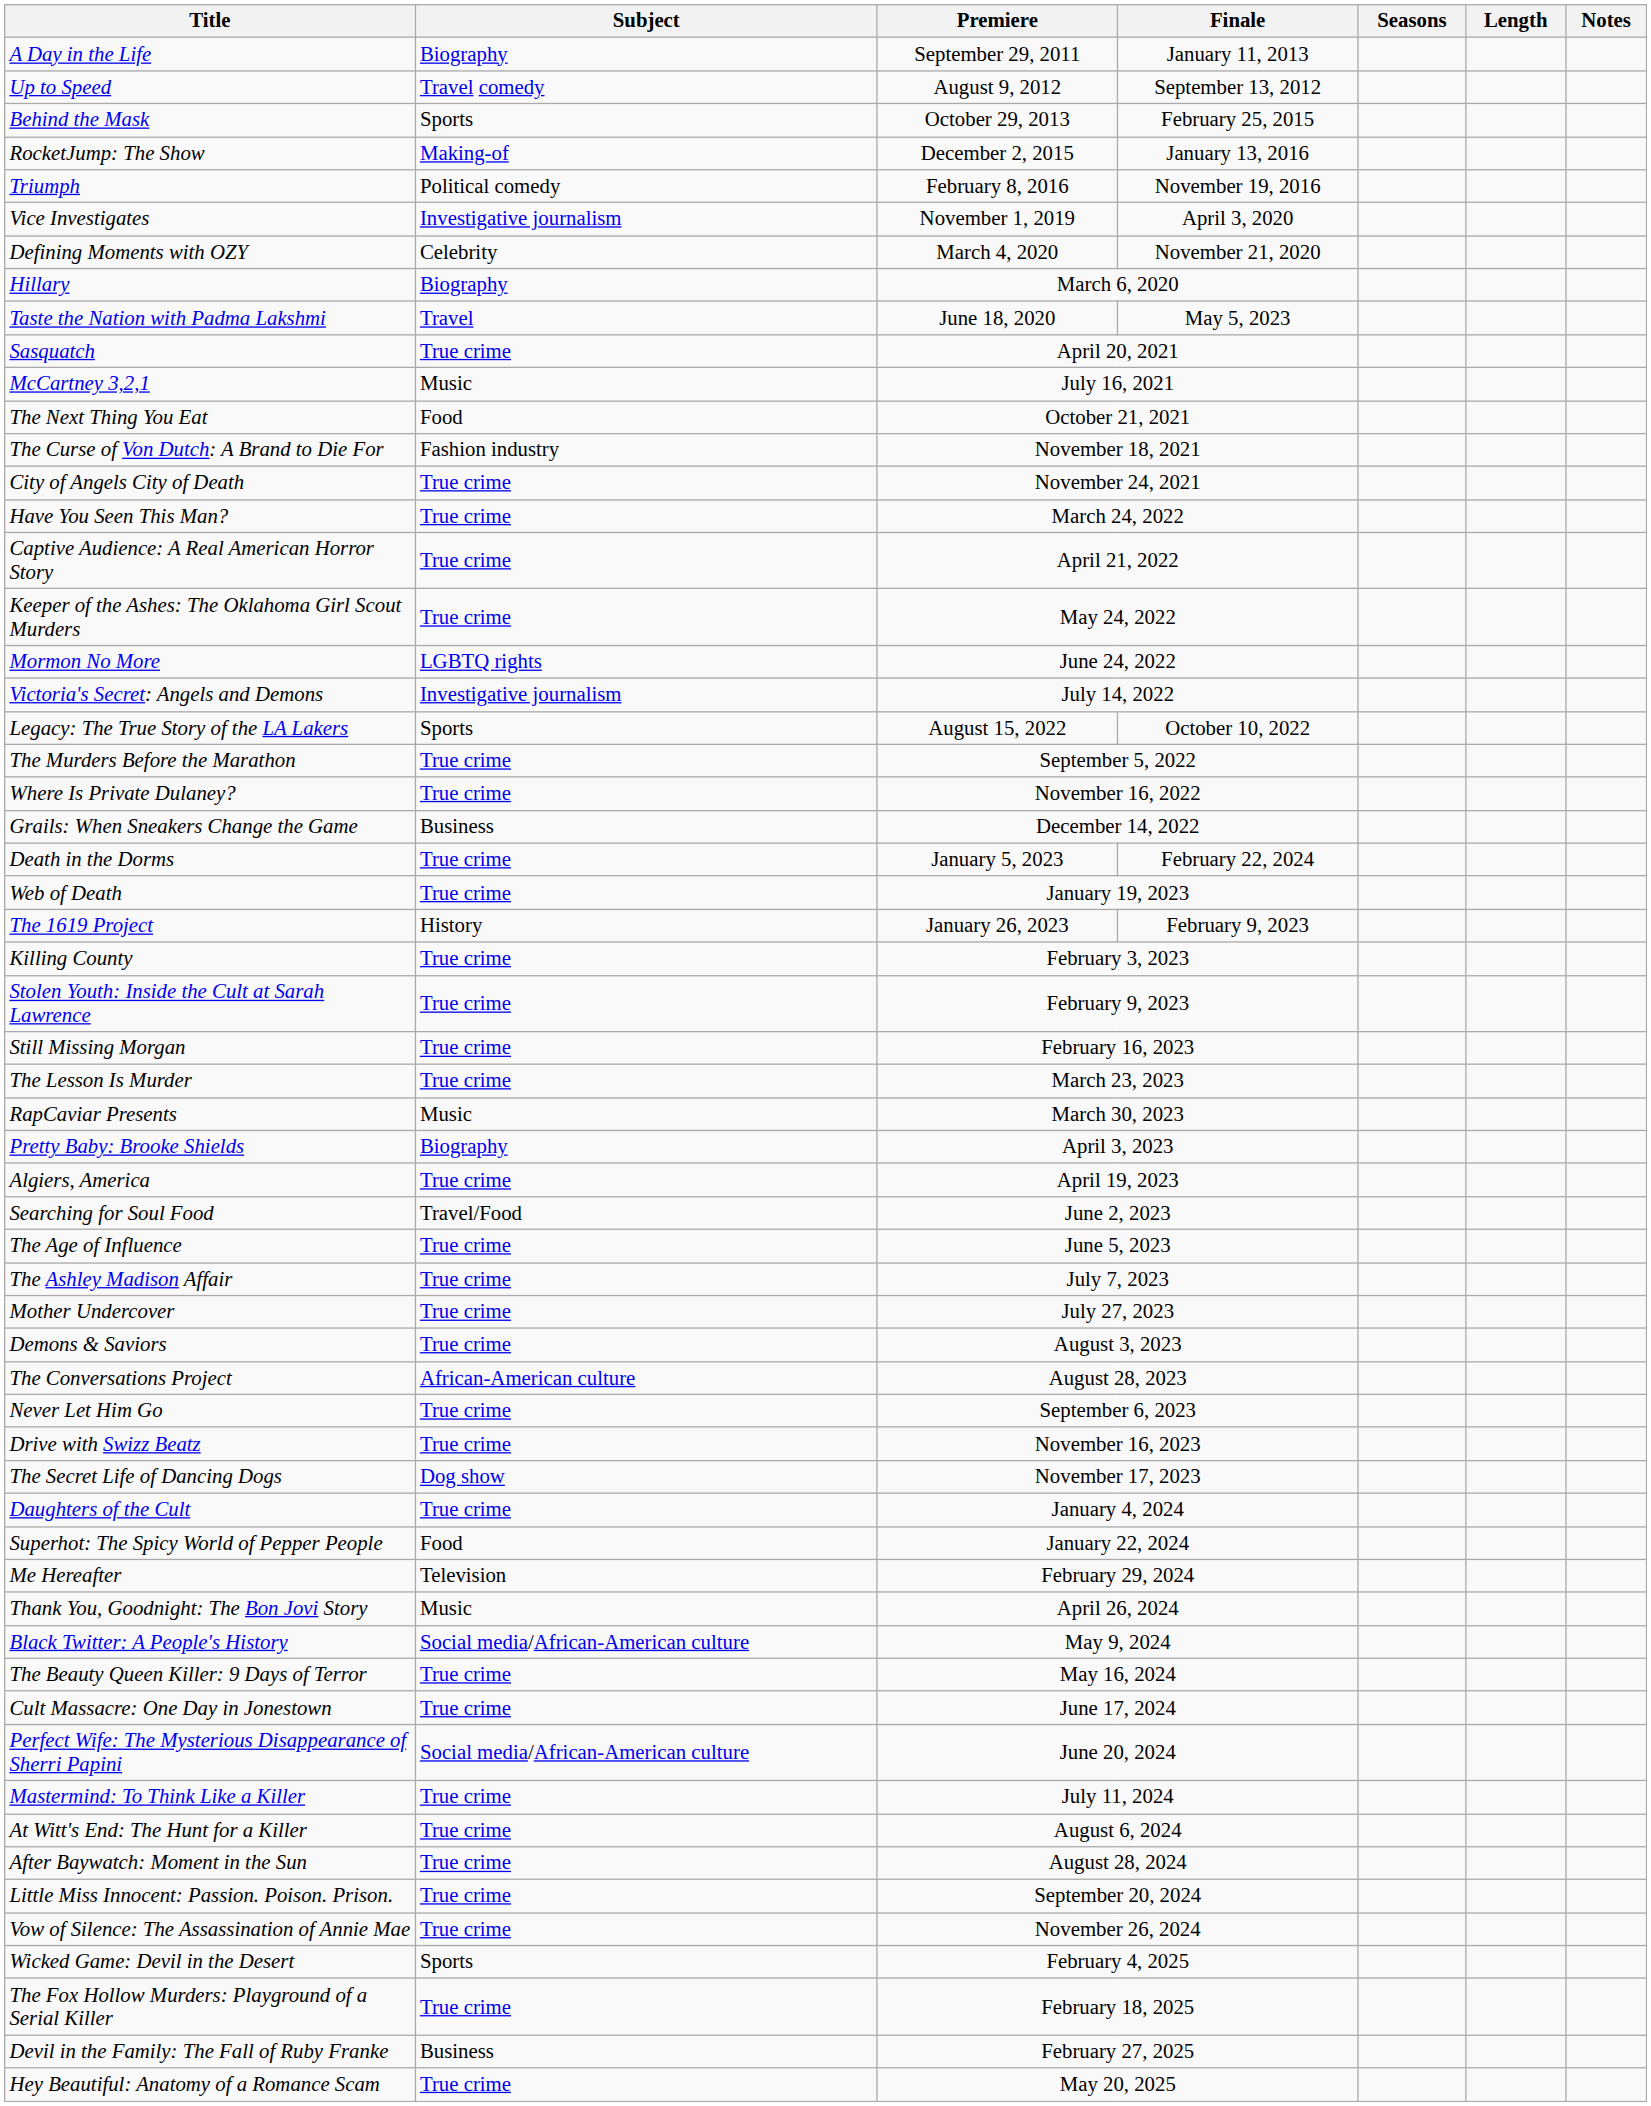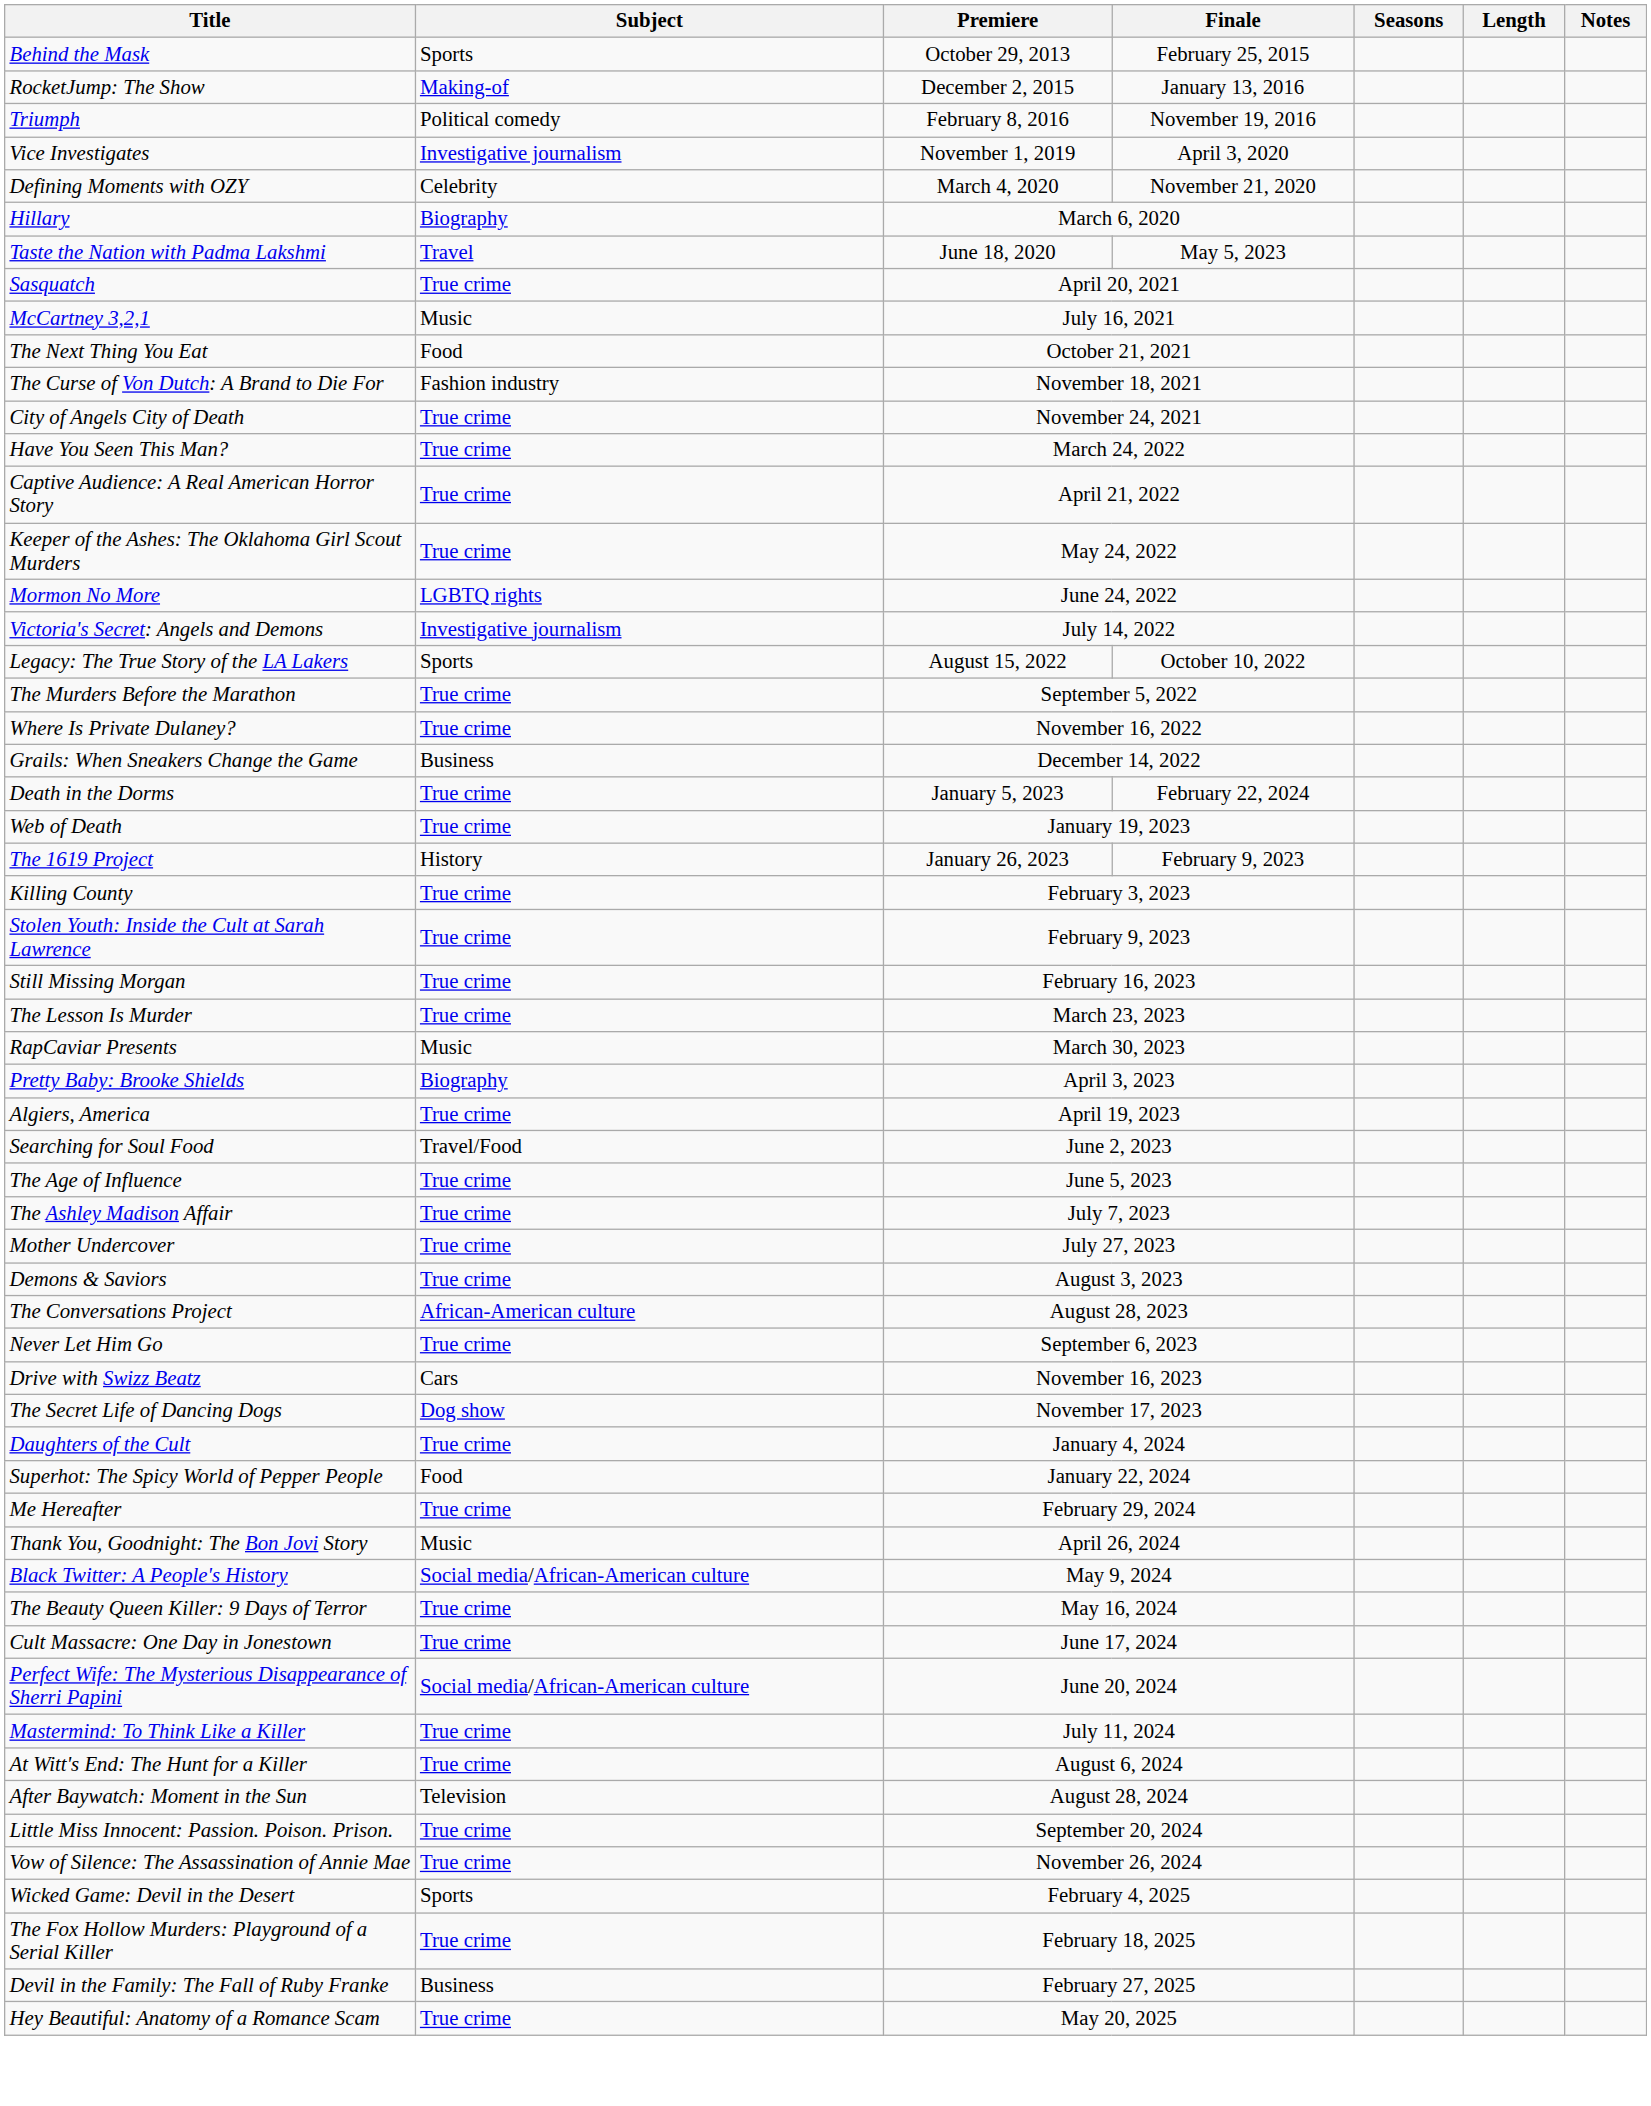- row: (80, 53)
- row: (60, 86)
(465, 1443) True crime -> (439, 1377) Cars
(463, 1575) Television -> (465, 1509) True crime
(465, 1862) True crime -> (463, 1796) Television
